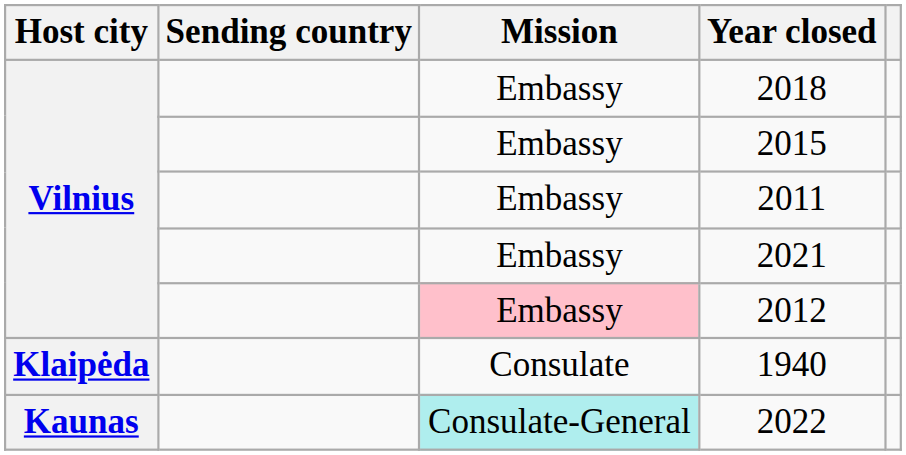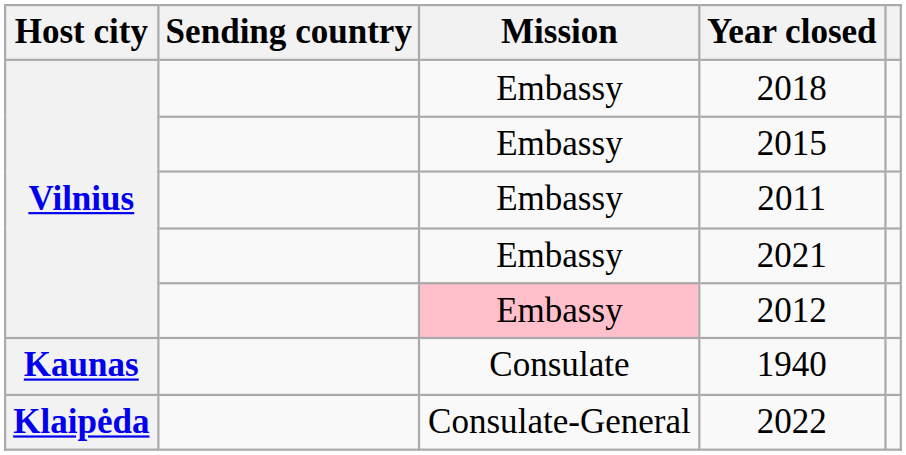(81, 365) Klaipėda -> (81, 365) Kaunas
(81, 421) Kaunas -> (81, 421) Klaipėda
(559, 421) paleturquoise background -> (559, 421) no background
